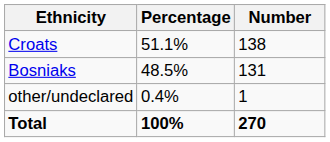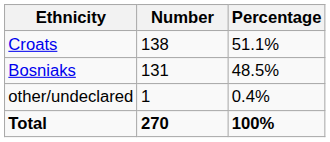columns swapped: (280, 17) <-> (186, 17)
